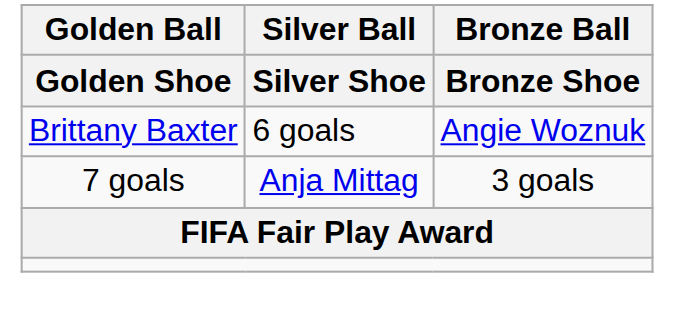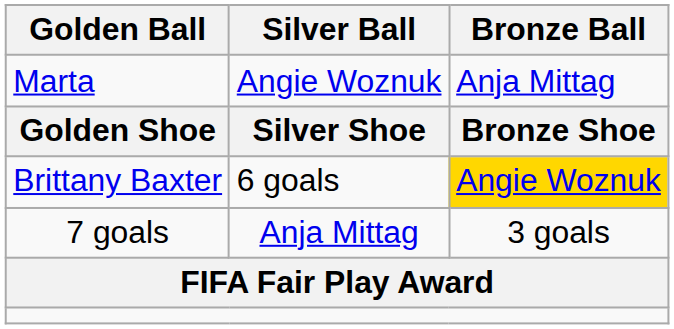+ row: (54, 80)
(543, 130) no background -> (559, 181) gold background
